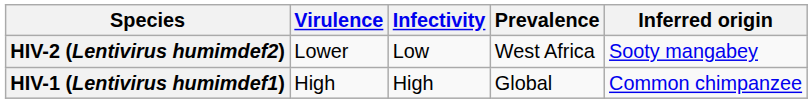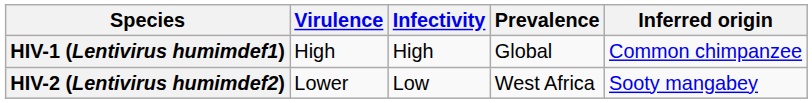rows swapped: (148, 83) <-> (148, 51)
